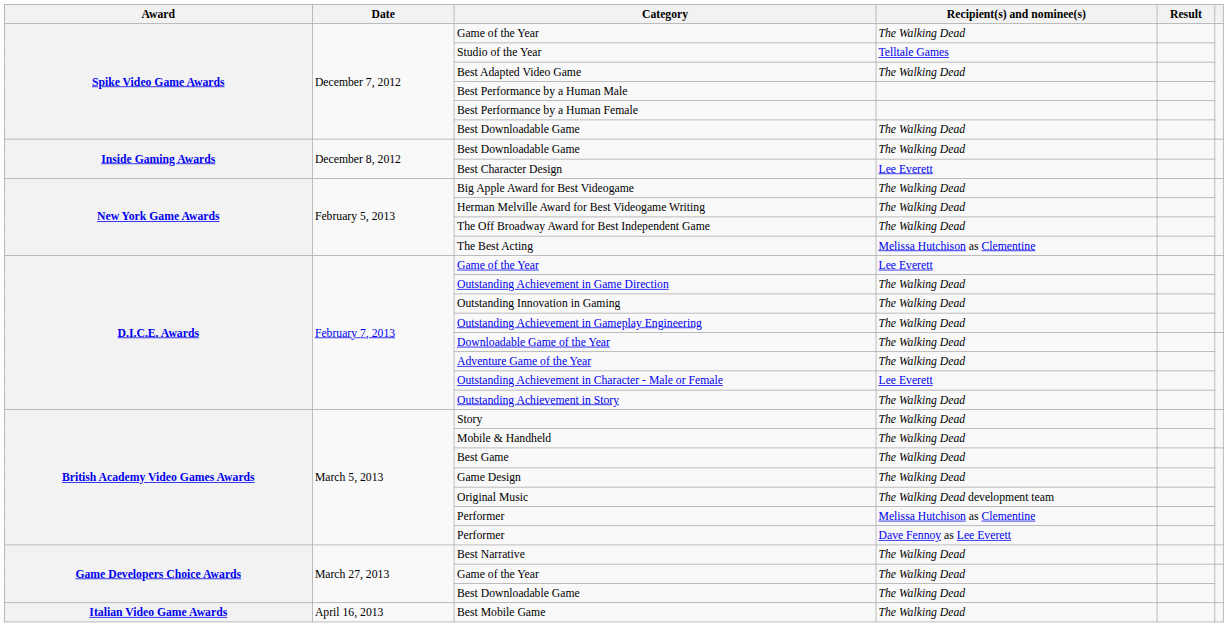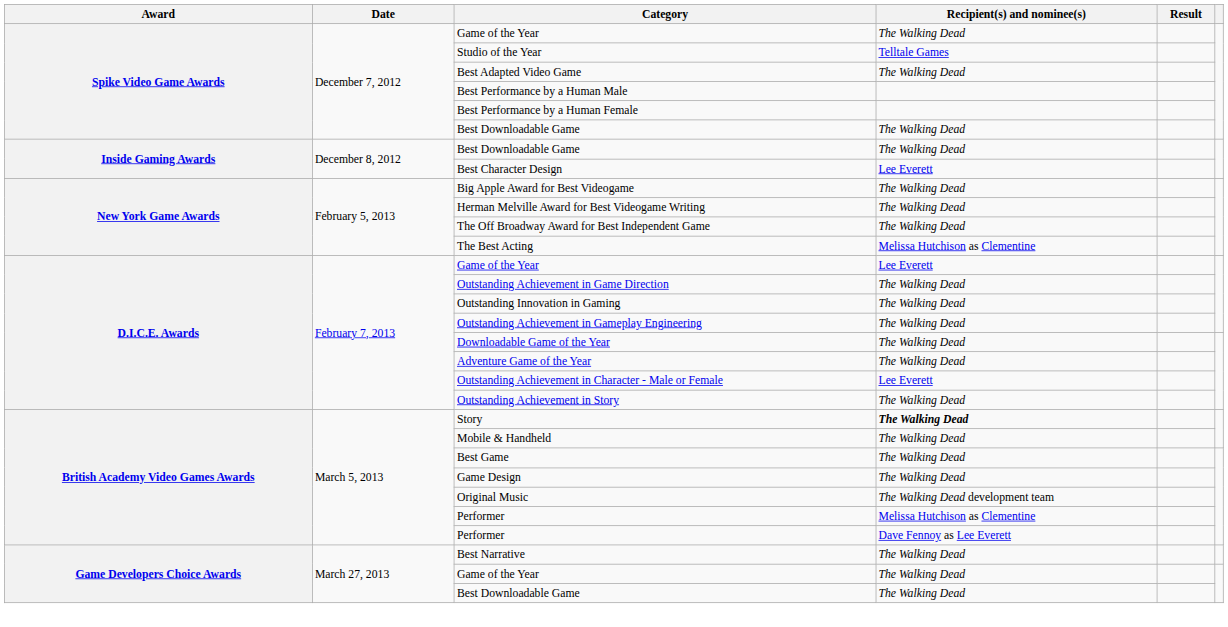(922, 419) normal -> (923, 419) bold
- row: (158, 612)
